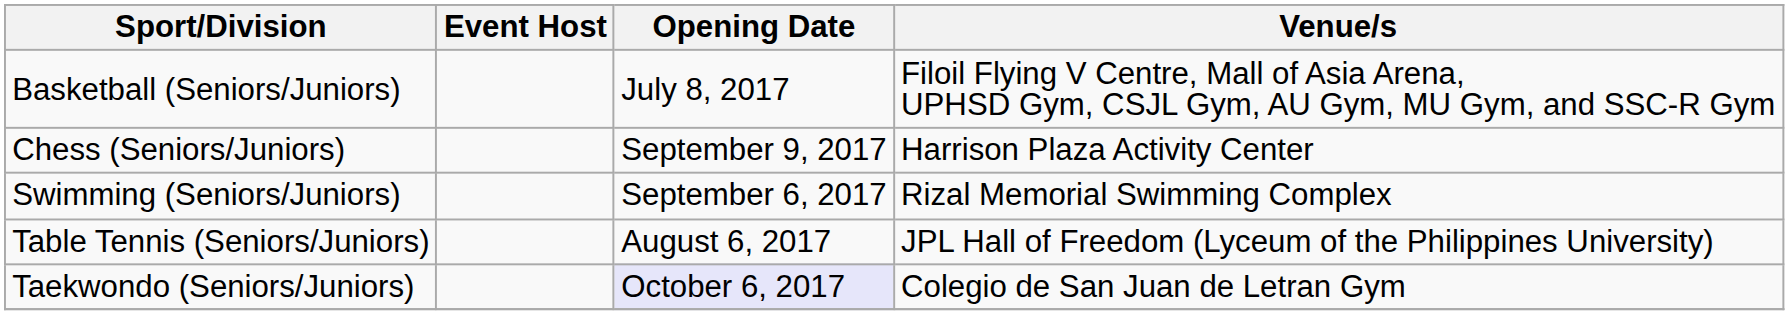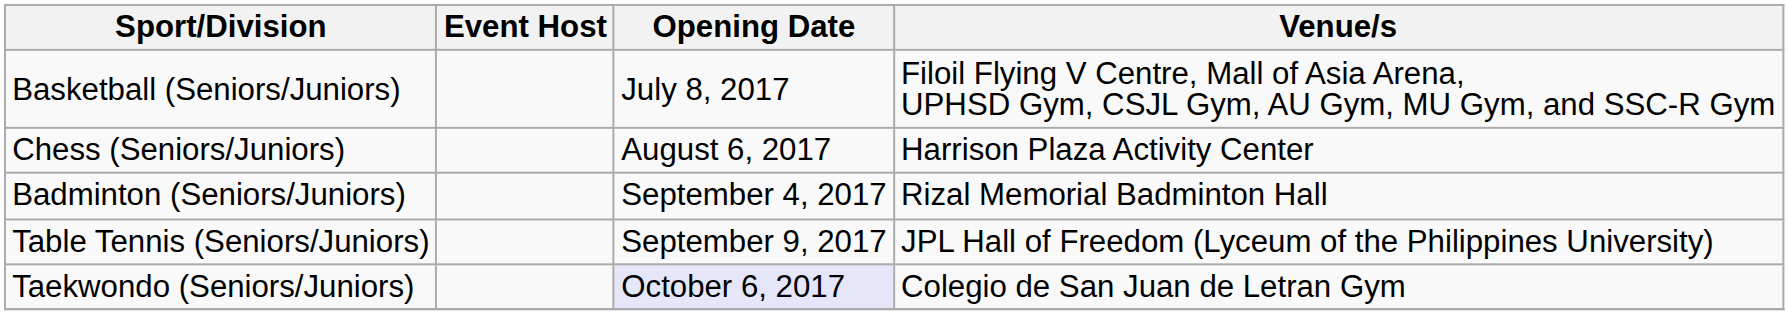(754, 149) September 9, 2017 -> (726, 149) August 6, 2017
+ row: (209, 195)
- row: (206, 195)
(726, 240) August 6, 2017 -> (754, 240) September 9, 2017
